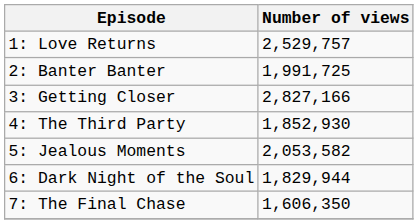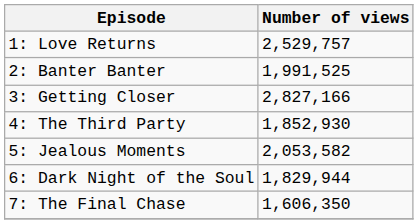(306, 71) 1,991,725 -> (306, 71) 1,991,525
